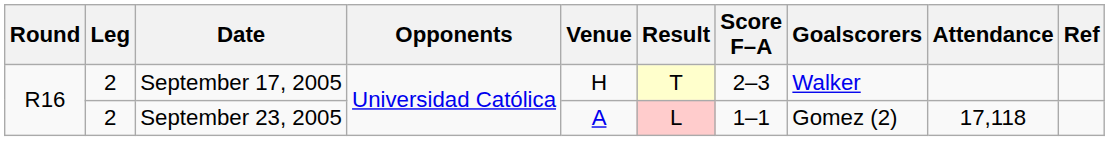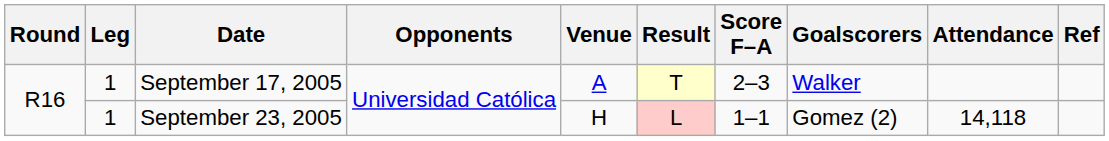(110, 82) 2 -> (110, 82) 1
(599, 82) H -> (599, 82) A
(110, 117) 2 -> (110, 117) 1
(599, 117) A -> (599, 117) H
(993, 117) 17,118 -> (993, 117) 14,118
